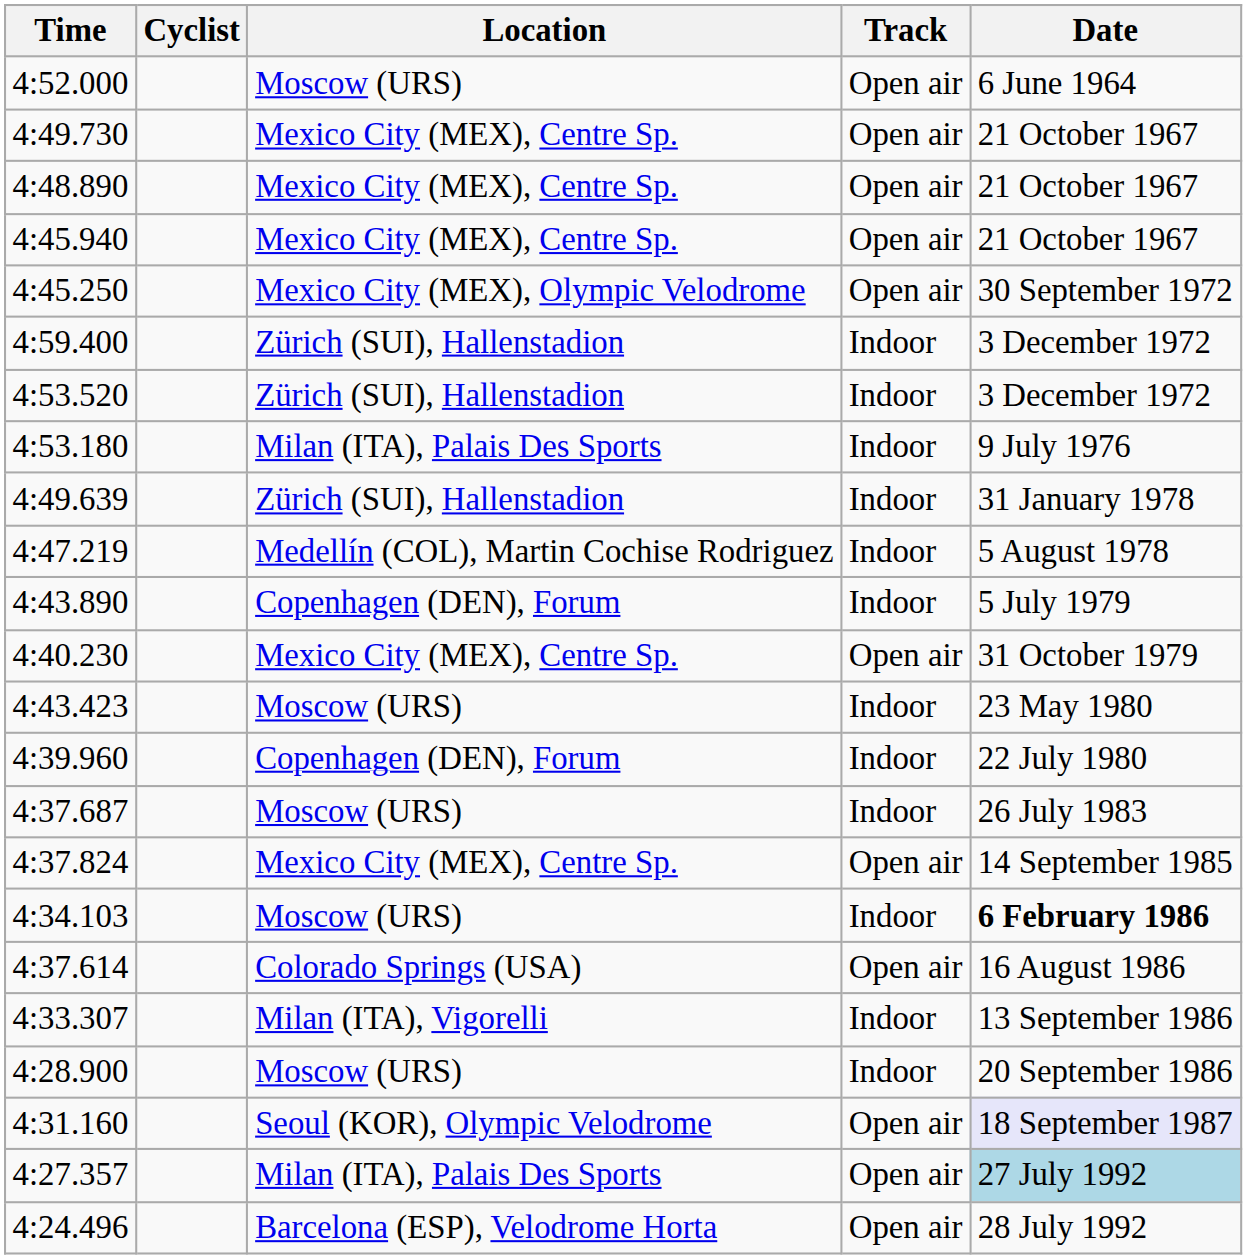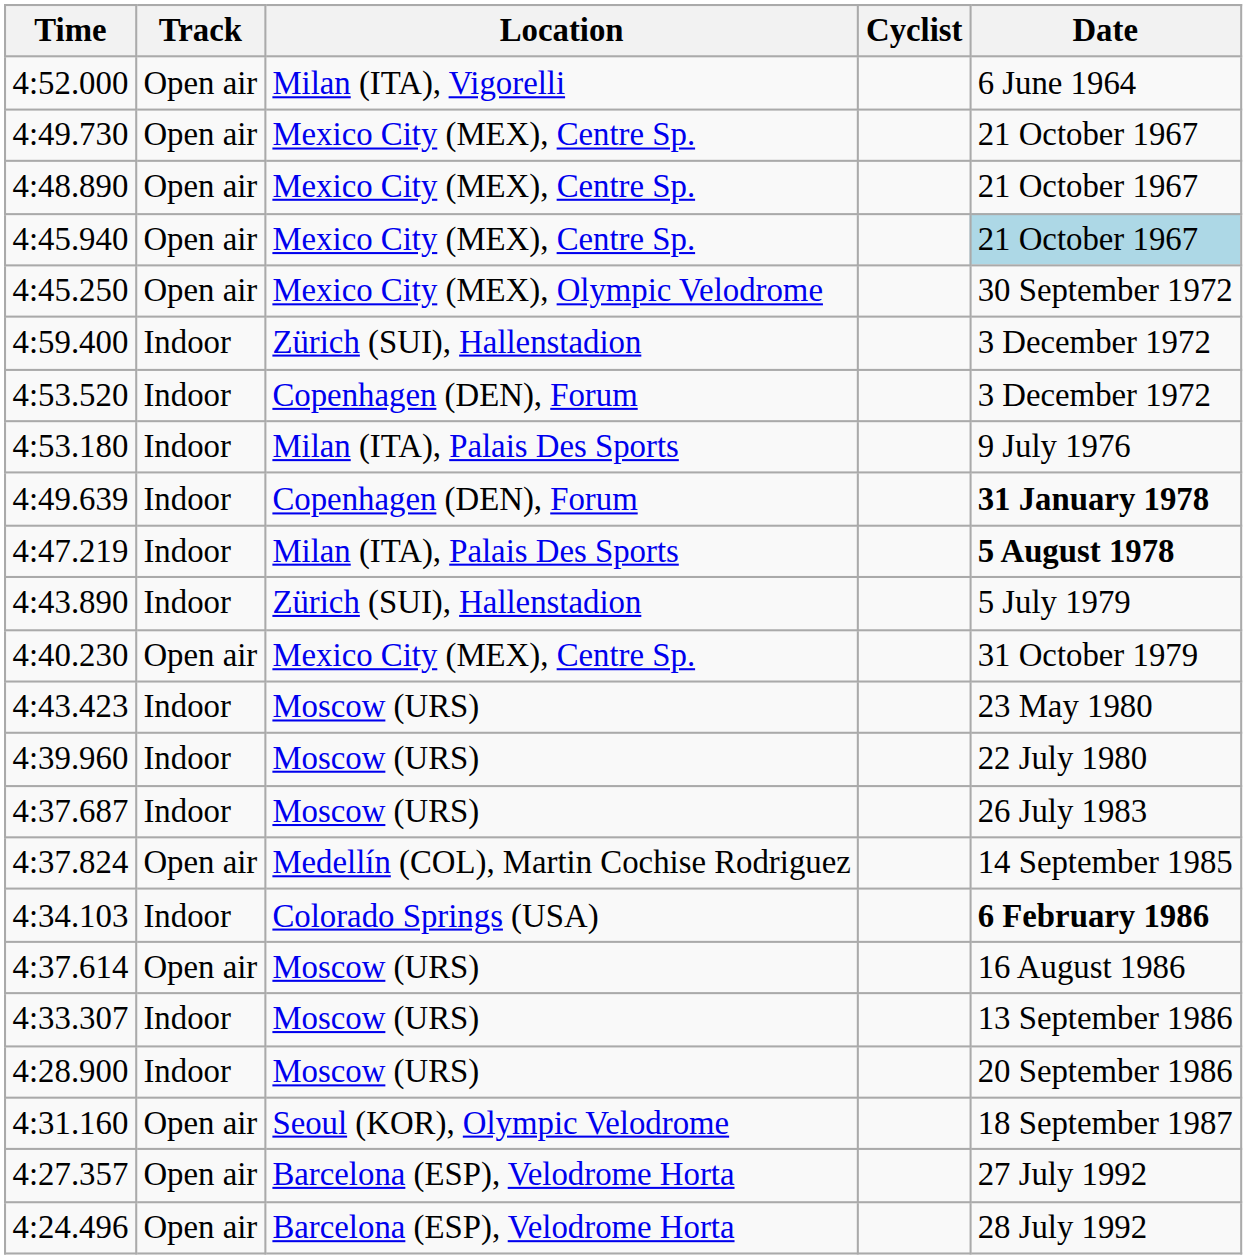columns swapped: (192, 30) <-> (906, 30)
(359, 82) Moscow (URS) -> (419, 82) Milan (ITA), Vigorelli
(1088, 238) no background -> (1088, 238) lightblue background
(440, 394) Zürich (SUI), Hallenstadion -> (455, 394) Copenhagen (DEN), Forum
(440, 498) Zürich (SUI), Hallenstadion -> (455, 498) Copenhagen (DEN), Forum
(1086, 498) normal -> (1093, 498) bold
(544, 550) Medellín (COL), Martin Cochise Rodriguez -> (476, 550) Milan (ITA), Palais Des Sports
(1073, 550) normal -> (1076, 550) bold
(438, 602) Copenhagen (DEN), Forum -> (457, 602) Zürich (SUI), Hallenstadion
(438, 758) Copenhagen (DEN), Forum -> (376, 758) Moscow (URS)
(466, 862) Mexico City (MEX), Centre Sp. -> (562, 862) Medellín (COL), Martin Cochise Rodriguez
(359, 914) Moscow (URS) -> (435, 914) Colorado Springs (USA)
(418, 966) Colorado Springs (USA) -> (376, 966) Moscow (URS)
(401, 1018) Milan (ITA), Vigorelli -> (376, 1018) Moscow (URS)
(1105, 1122) lavender background -> (1105, 1122) no background
(458, 1174) Milan (ITA), Palais Des Sports -> (503, 1174) Barcelona (ESP), Velodrome Horta
(1062, 1174) lightblue background -> (1062, 1174) no background
